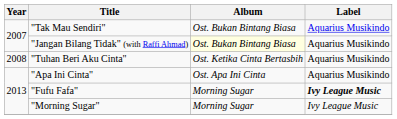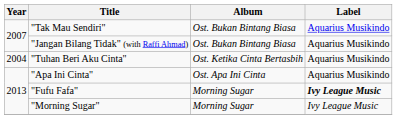(244, 43) lightyellow background -> (244, 43) no background
(17, 59) 2008 -> (17, 59) 2004
